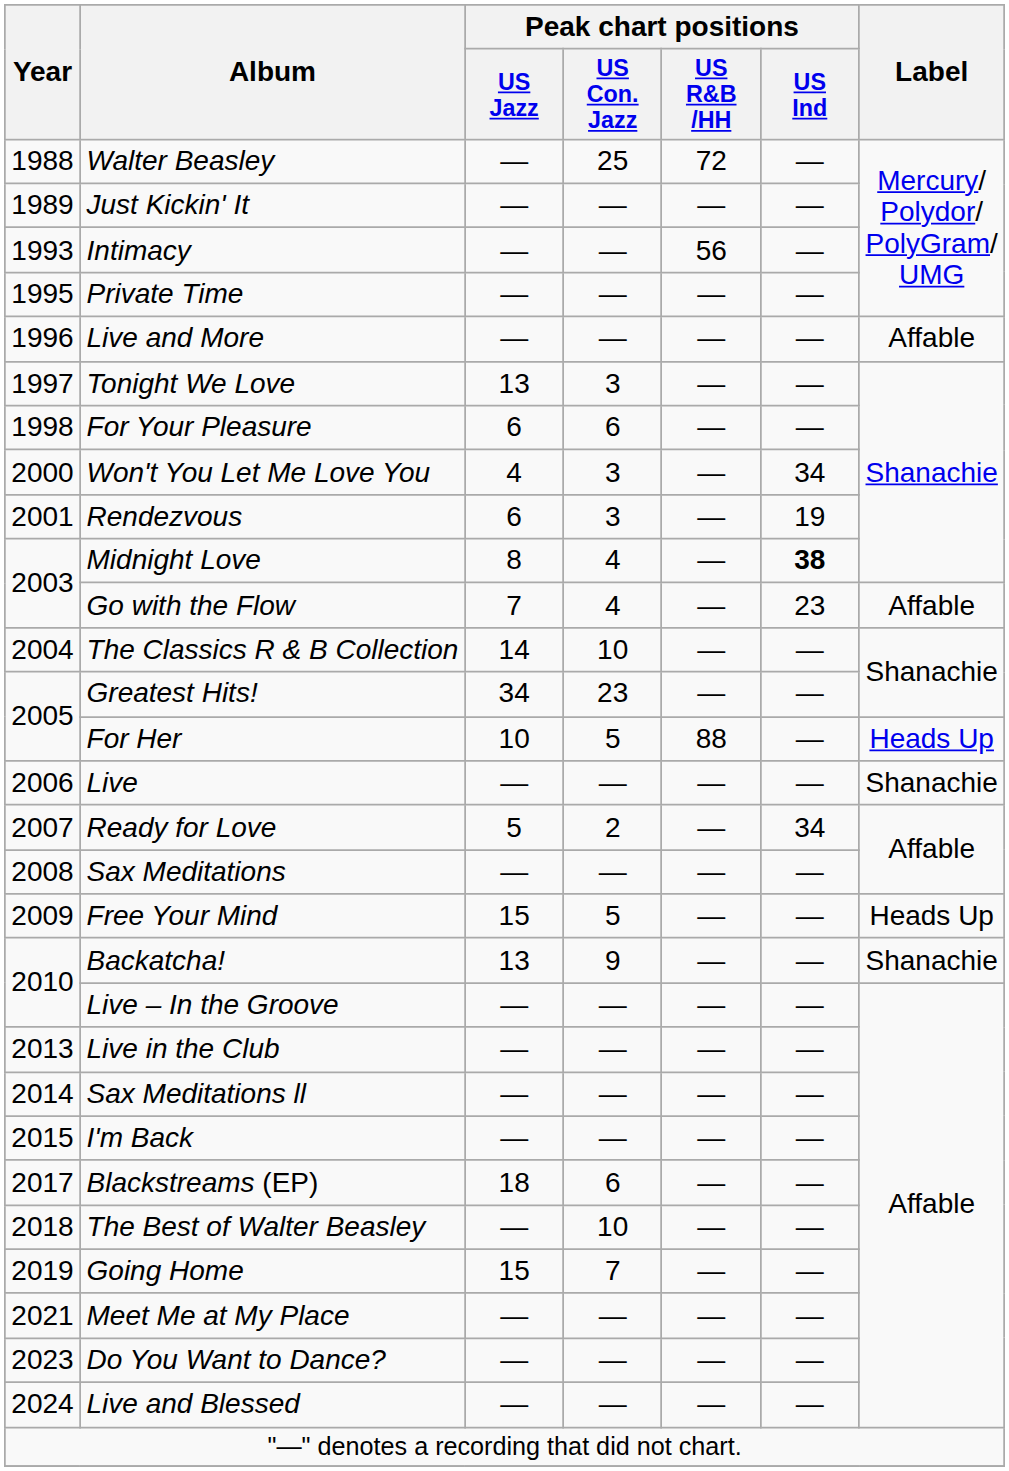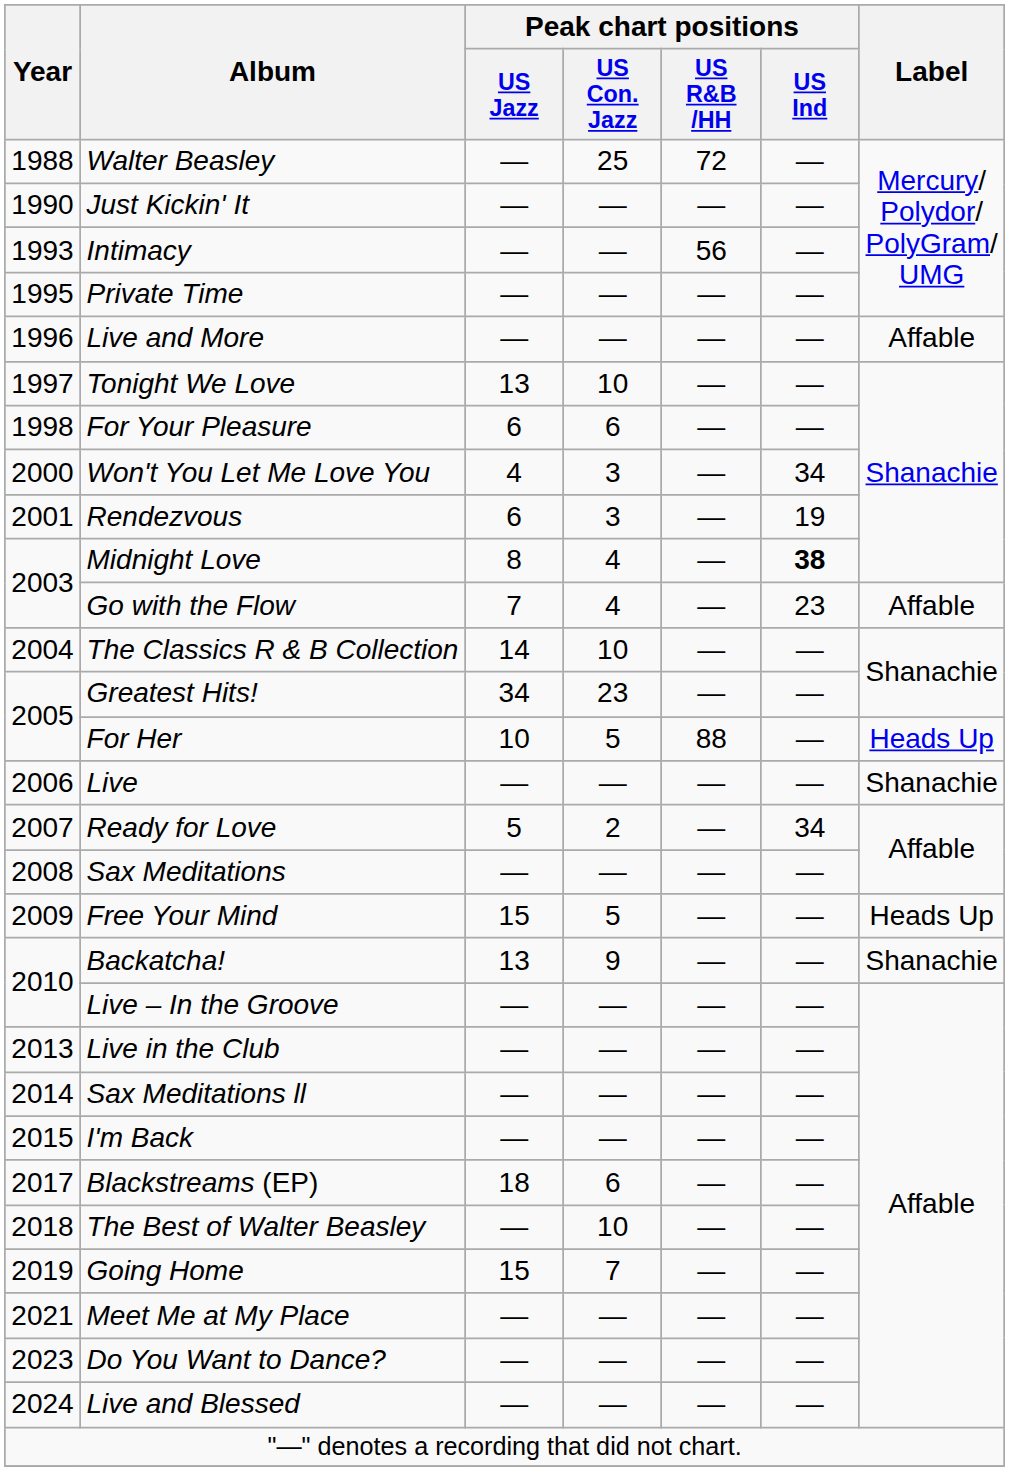(42, 205) 1989 -> (42, 205) 1990
(613, 382) 3 -> (613, 382) 10
